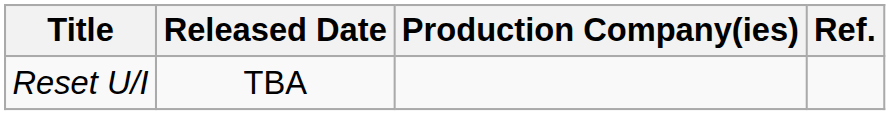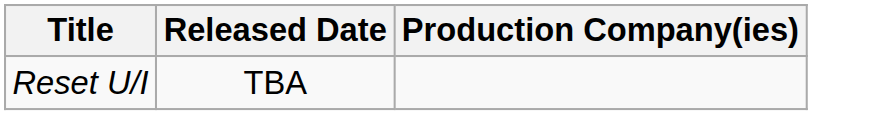- column: (845, 30)
